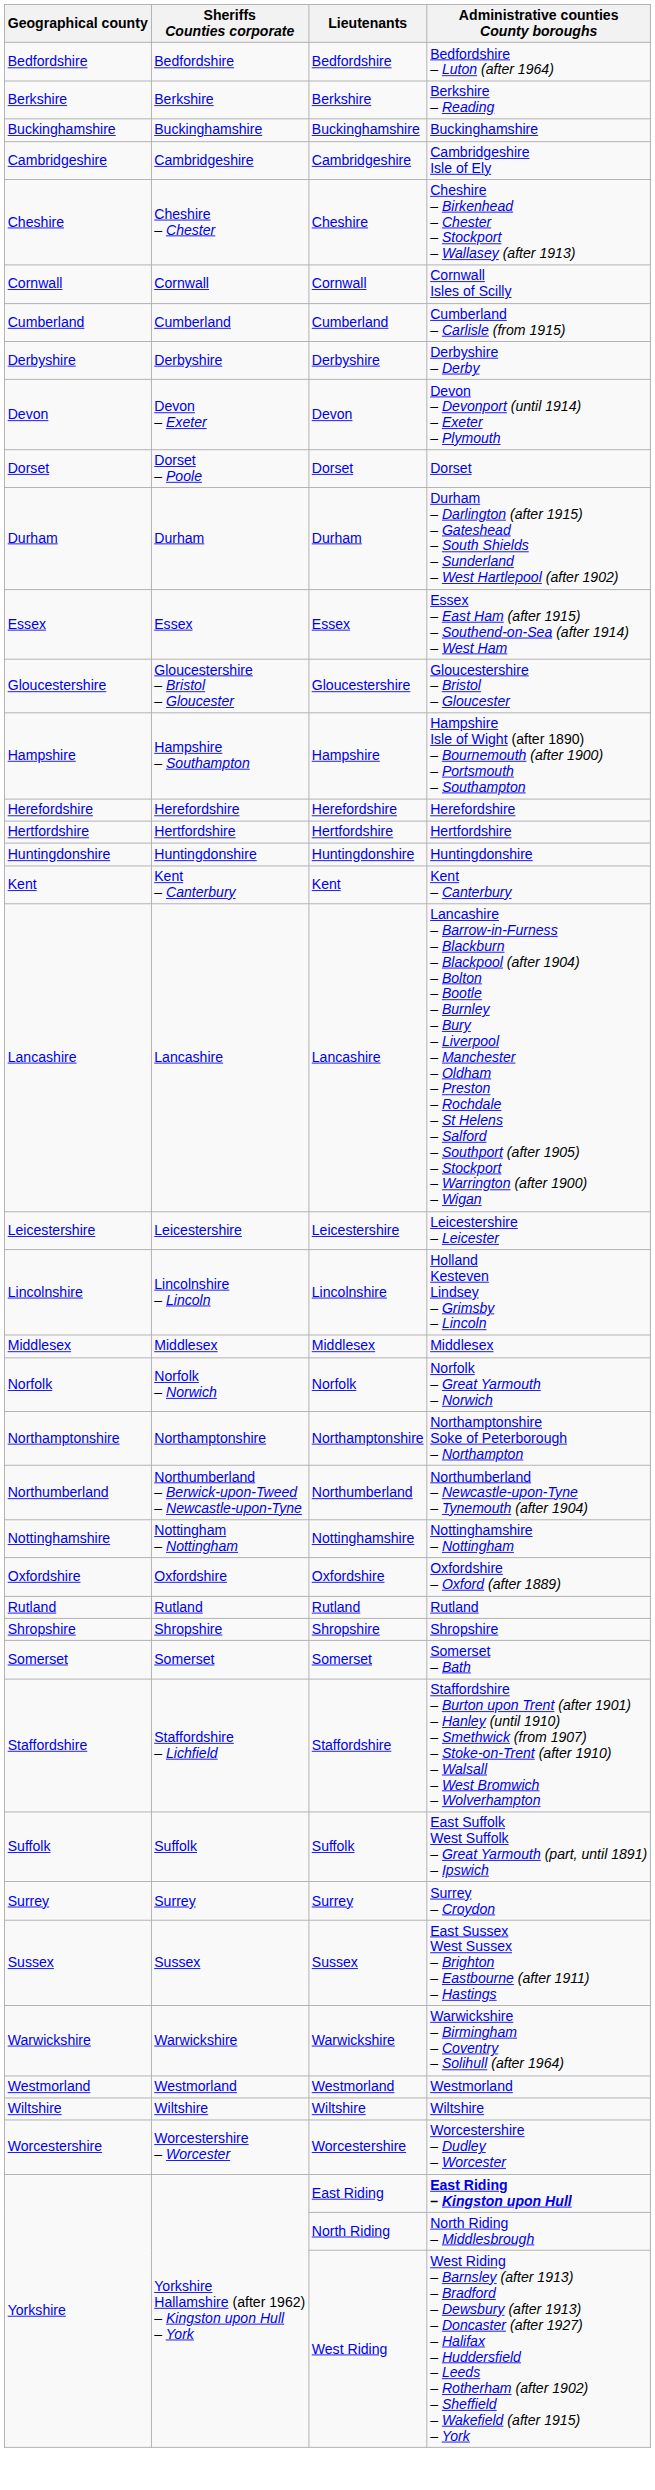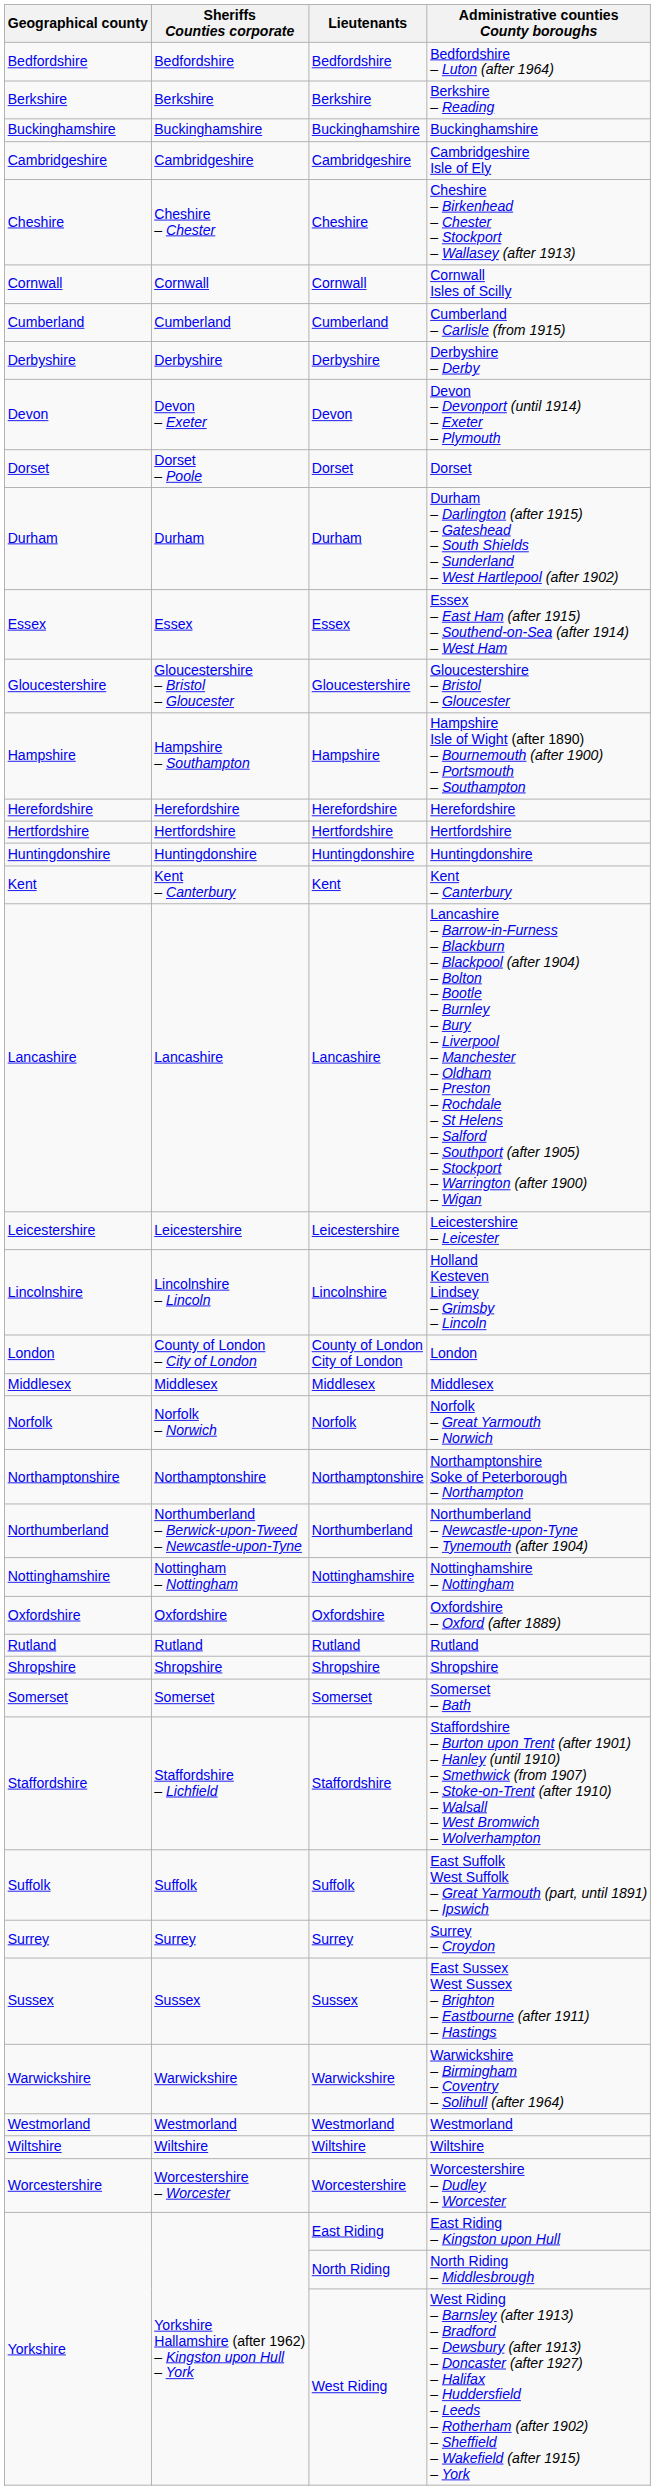+ row: (367, 1354)
(501, 2193) bold -> (495, 2231) normal
